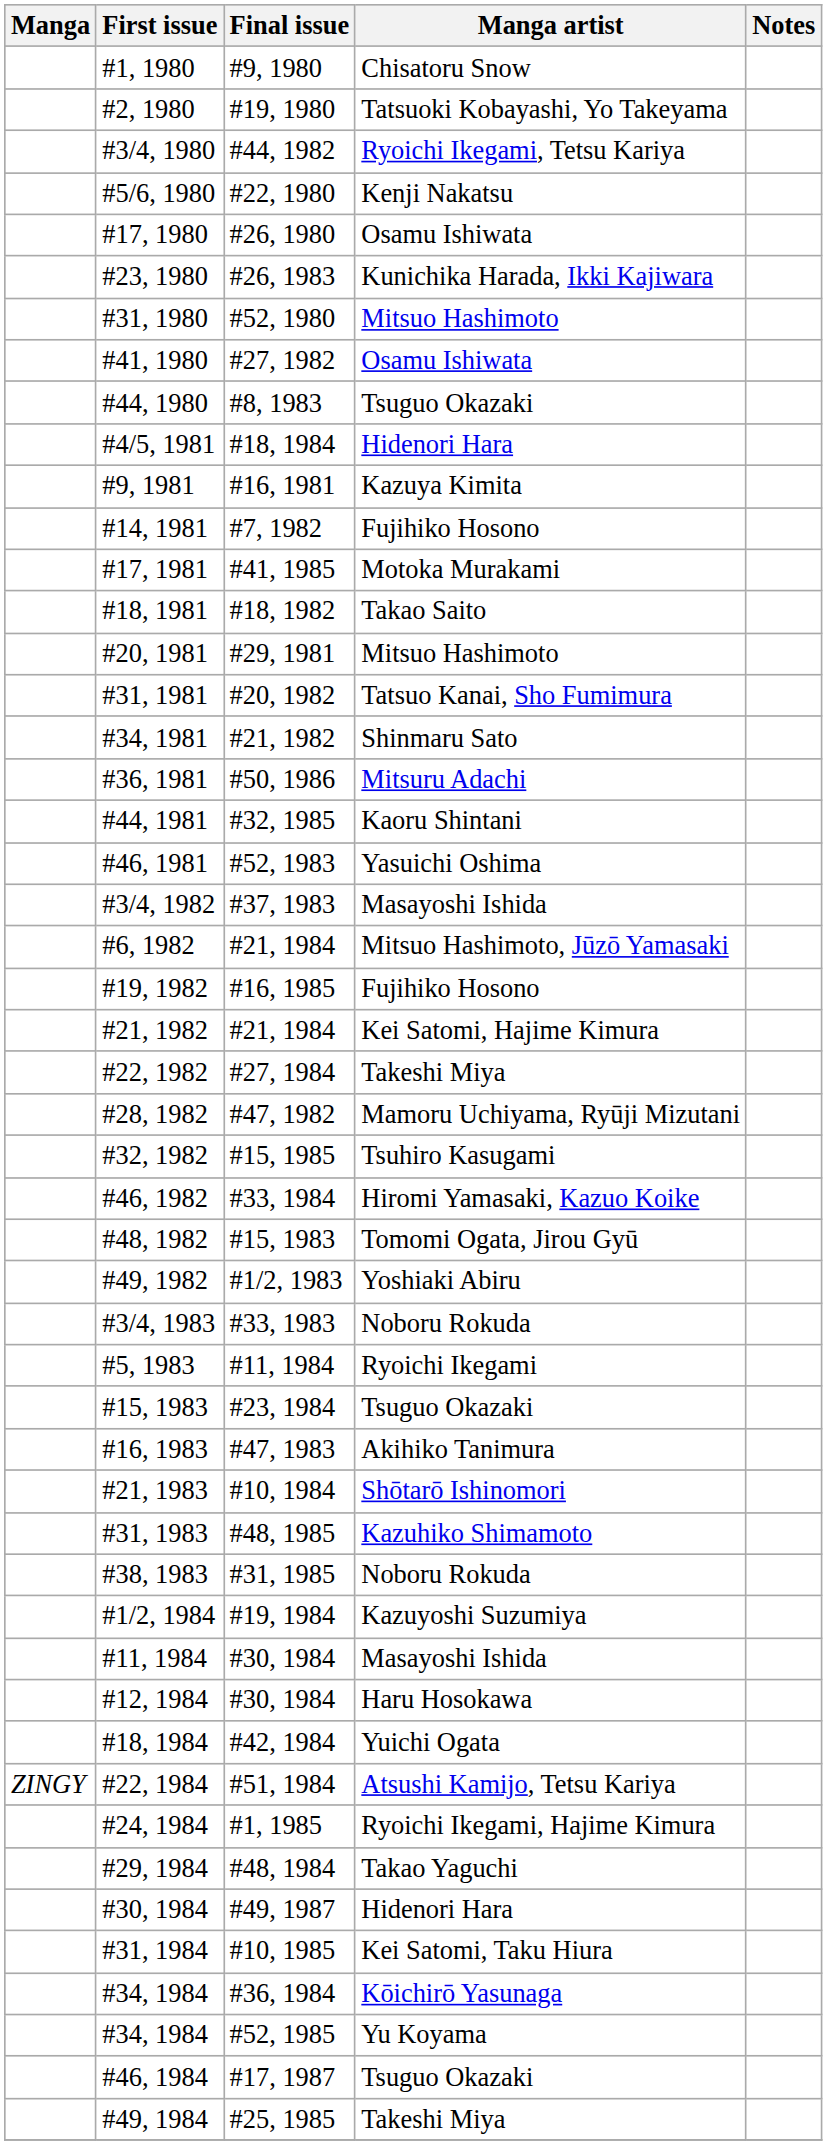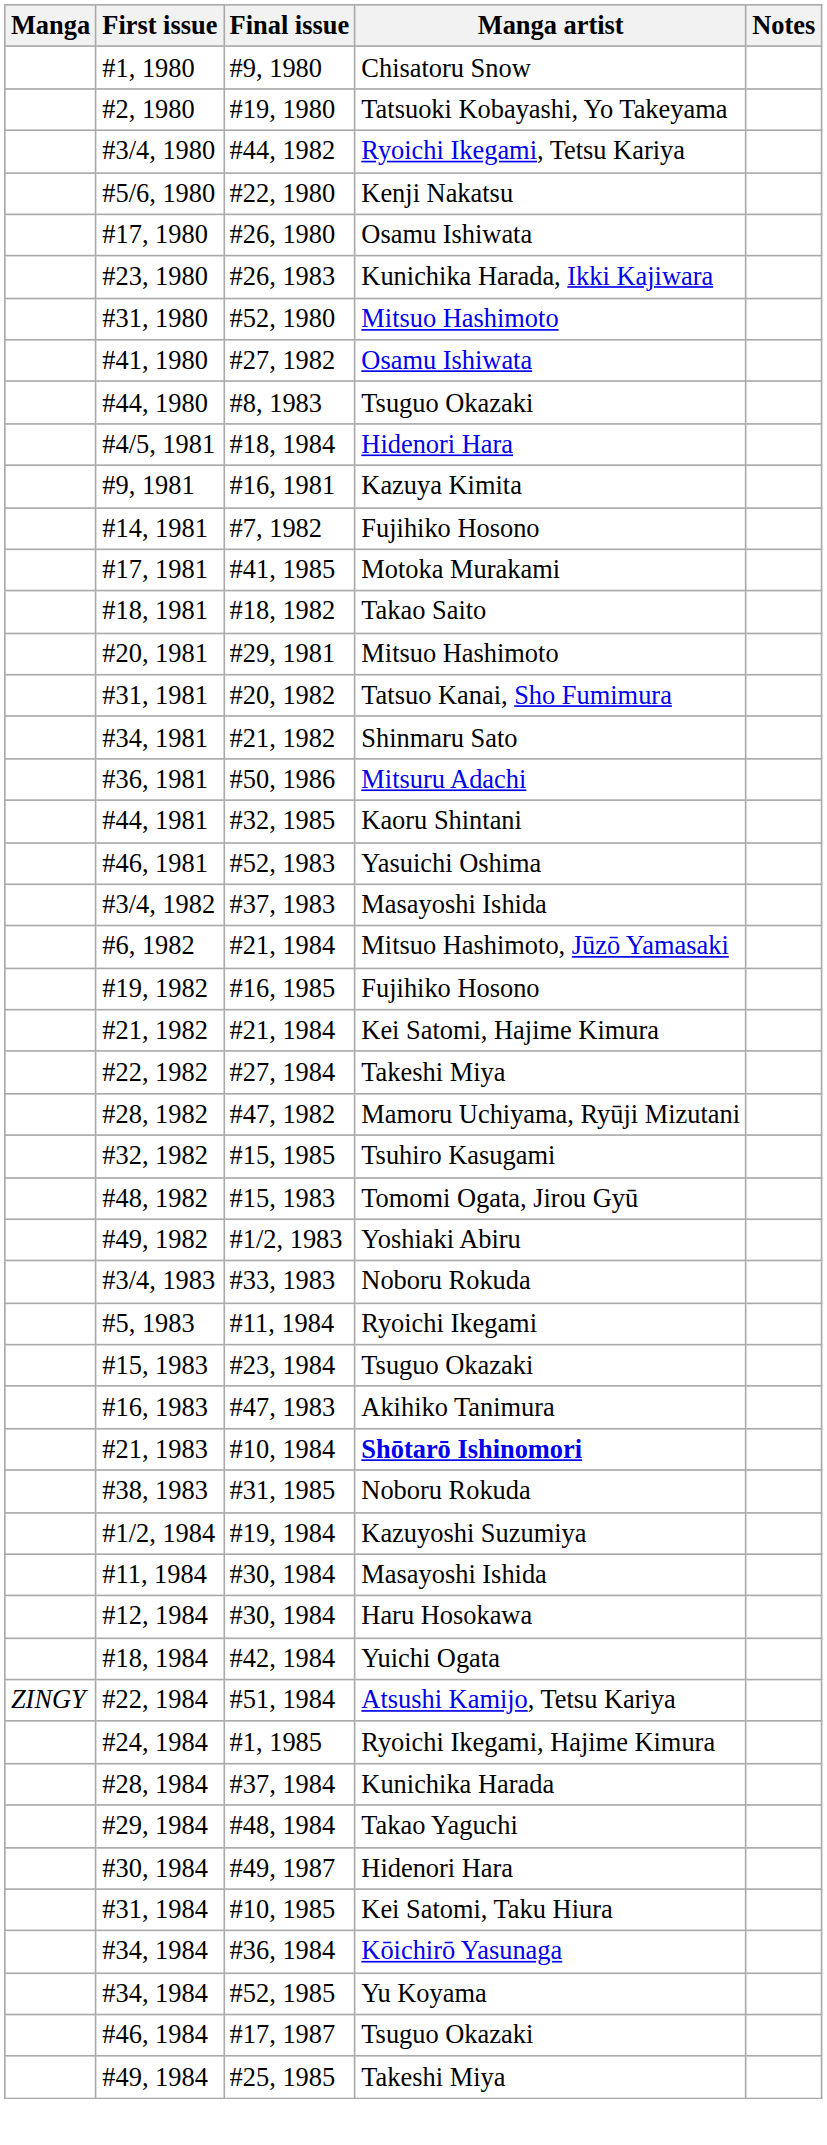- row: (155, 1197)
(464, 1490) normal -> (472, 1448) bold
- row: (155, 1532)
+ row: (155, 1783)
